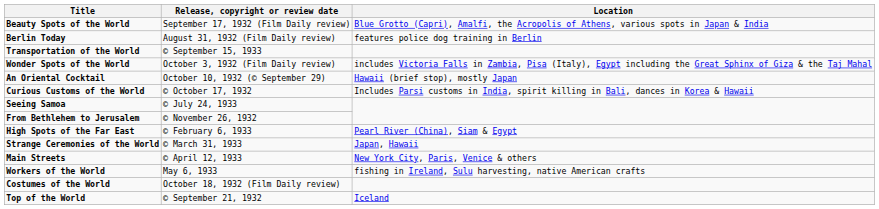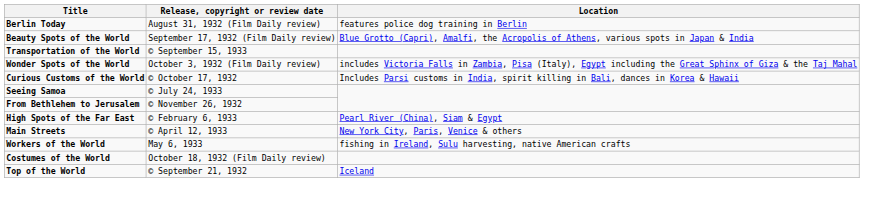rows swapped: (36, 38) <-> (68, 24)
- row: (56, 78)
- row: (83, 144)
